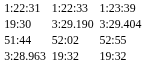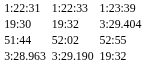(73, 24) 3:29.190 -> (65, 24) 19:32
(65, 56) 19:32 -> (73, 56) 3:29.190
